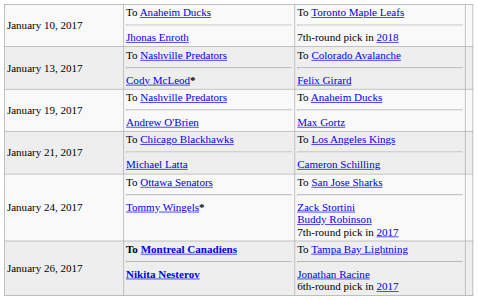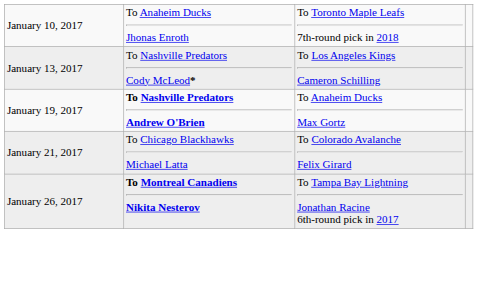(380, 68) To Colorado Avalanche Felix Girard -> (380, 68) To Los Angeles Kings Cameron Schilling
(209, 110) normal -> (209, 110) bold
(380, 152) To Los Angeles Kings Cameron Schilling -> (380, 152) To Colorado Avalanche Felix Girard
- row: (45, 207)
